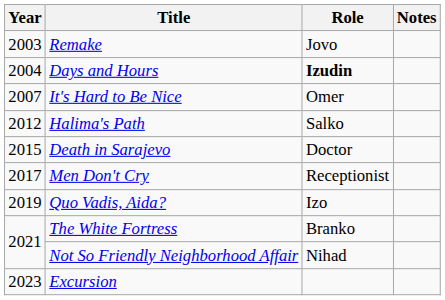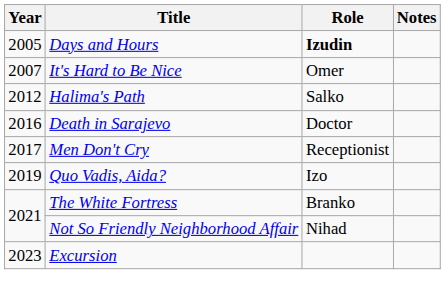- row: (76, 44)
(25, 70) 2004 -> (25, 44) 2005
(25, 149) 2015 -> (25, 123) 2016
